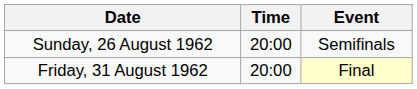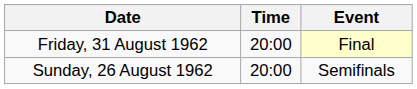rows swapped: (123, 44) <-> (123, 70)
